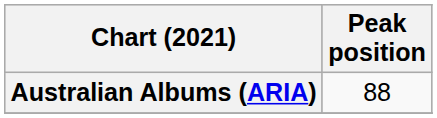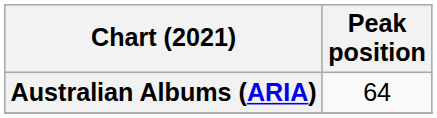(377, 92) 88 -> (377, 92) 64
